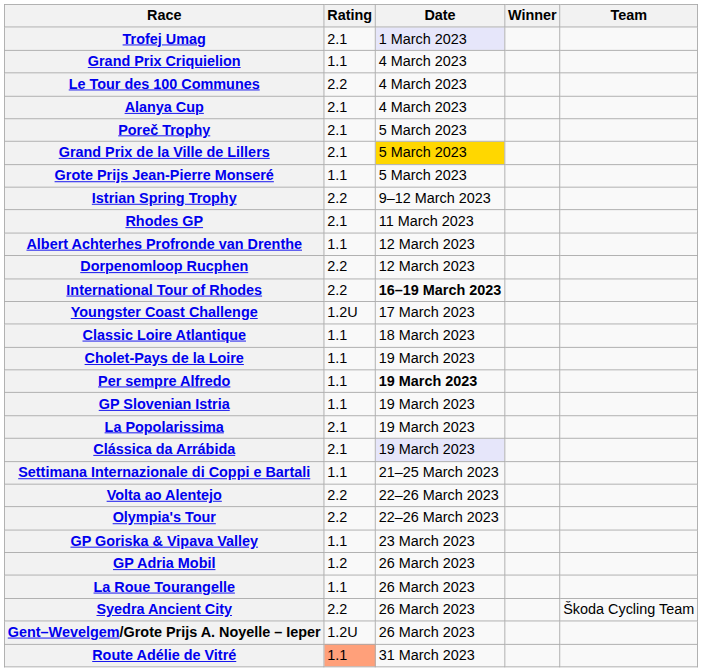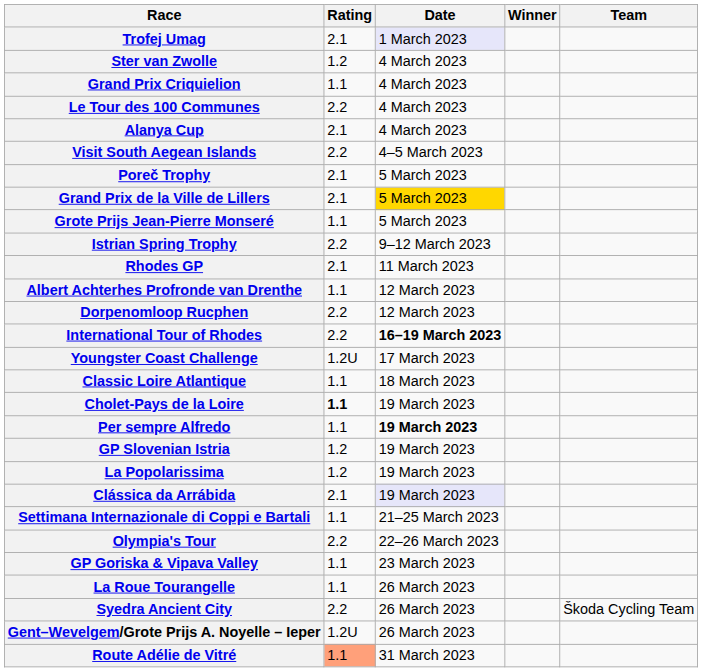+ row: (164, 61)
+ row: (164, 152)
(337, 358) normal -> (337, 404) bold
(337, 404) 1.1 -> (337, 449) 1.2
(337, 426) 2.1 -> (337, 472) 1.2
- row: (164, 495)
- row: (164, 564)
